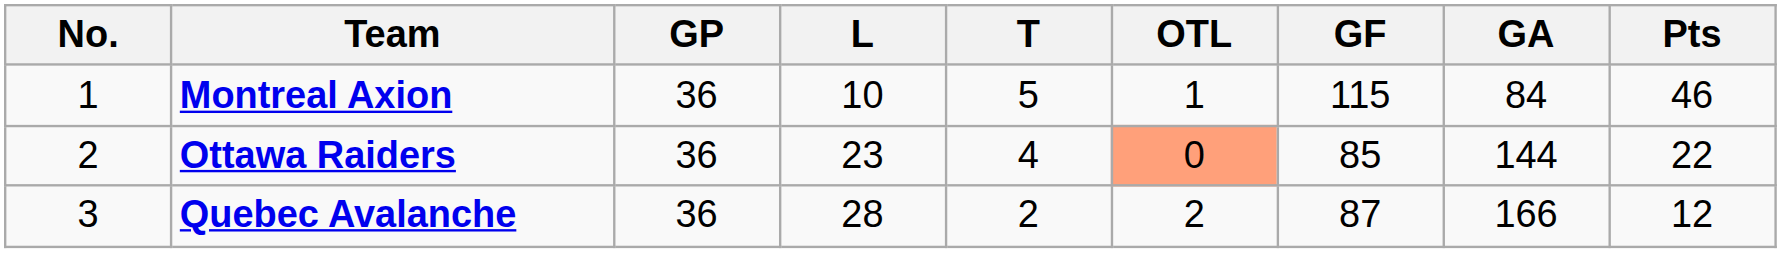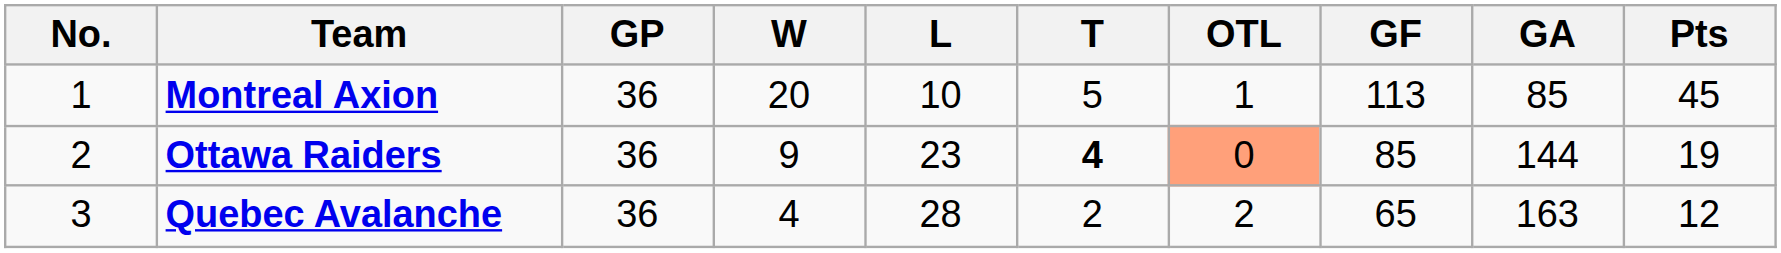+ column: (789, 34)
(1360, 94) 115 -> (1396, 94) 113
(1526, 94) 84 -> (1547, 94) 85
(1692, 94) 46 -> (1699, 94) 45
(1028, 154) normal -> (1092, 154) bold
(1692, 154) 22 -> (1699, 154) 19
(1360, 214) 87 -> (1396, 214) 65
(1526, 214) 166 -> (1547, 214) 163
